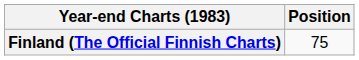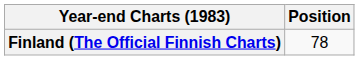(319, 42) 75 -> (319, 42) 78
